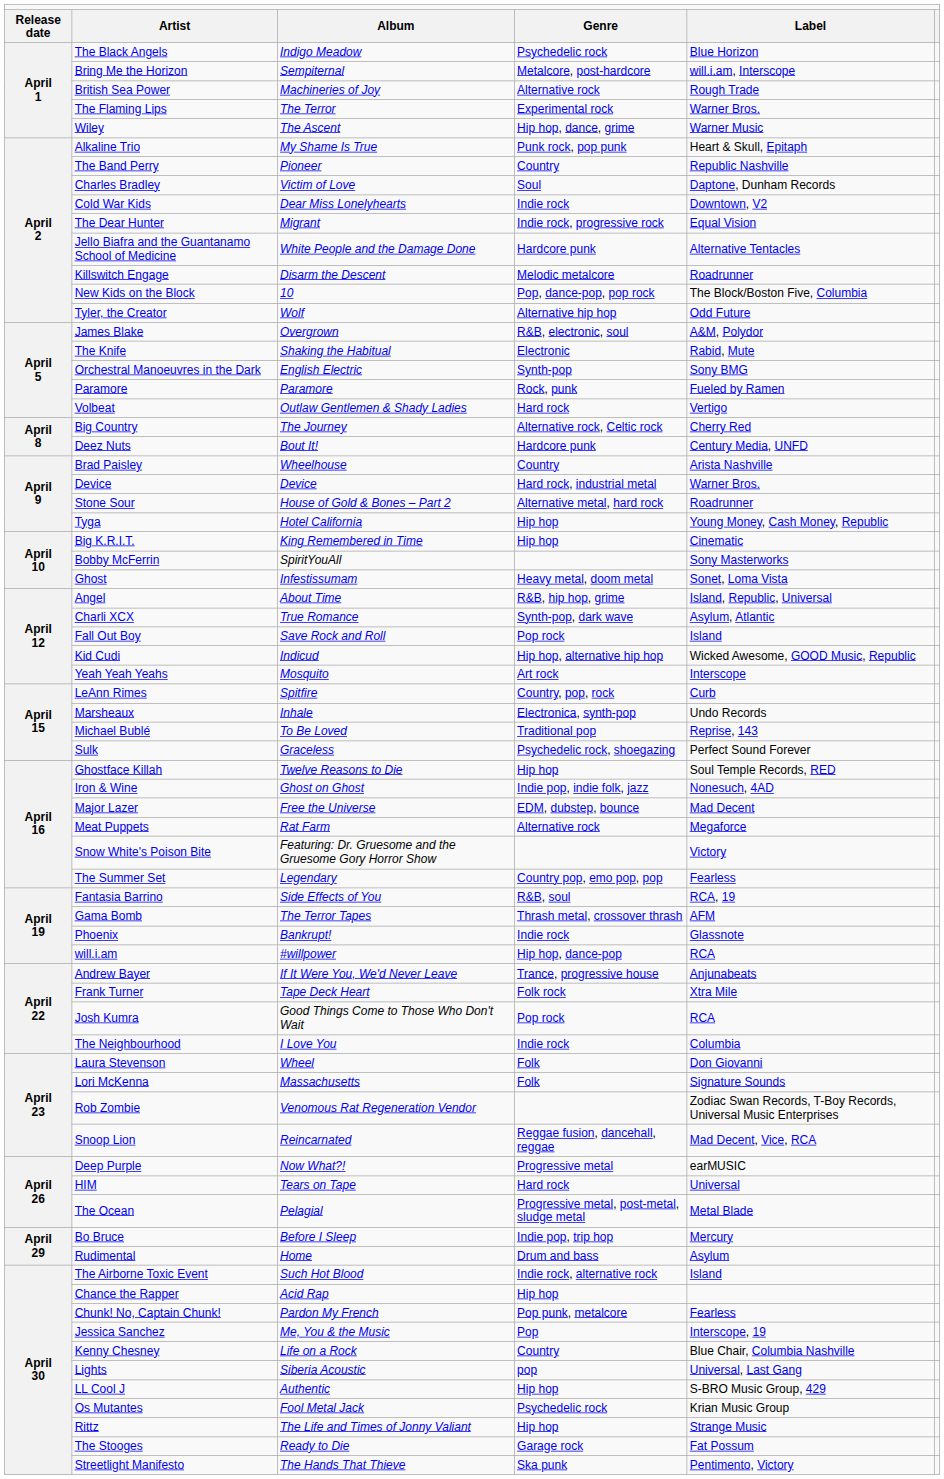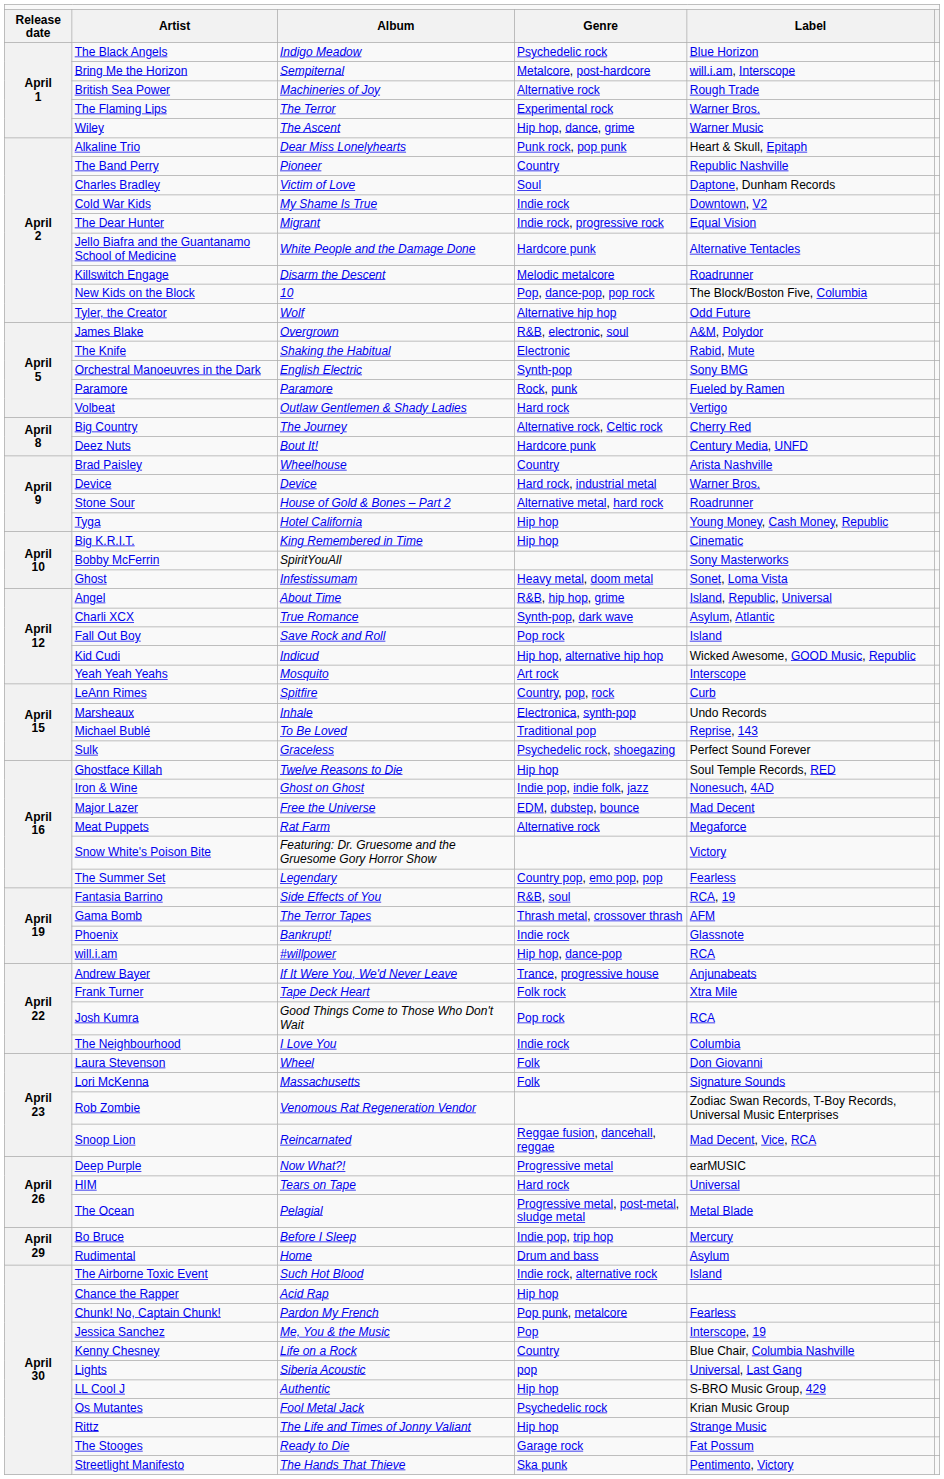(329, 147) My Shame Is True -> (343, 147) Dear Miss Lonelyhearts
(343, 204) Dear Miss Lonelyhearts -> (329, 204) My Shame Is True
